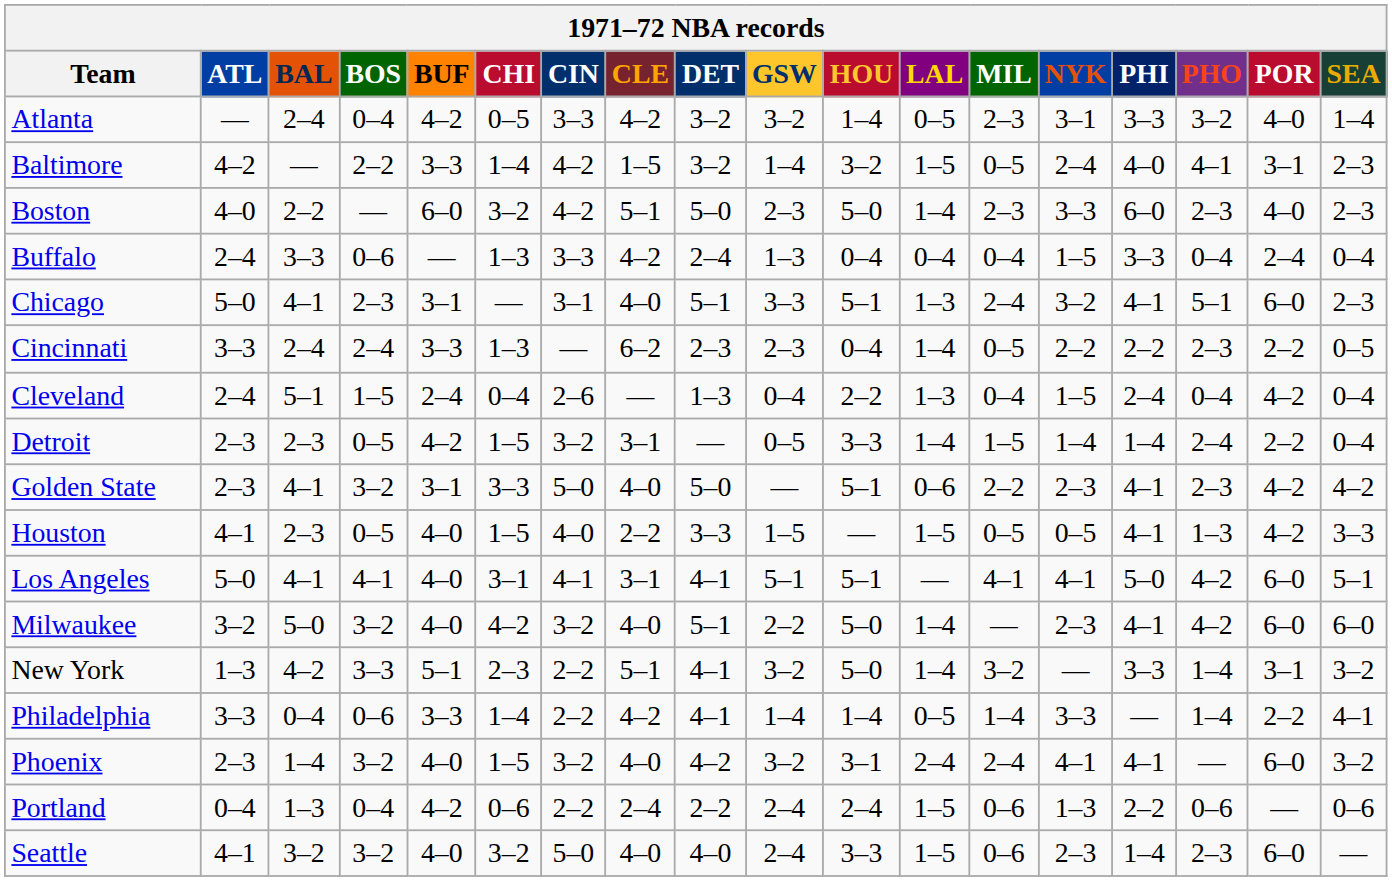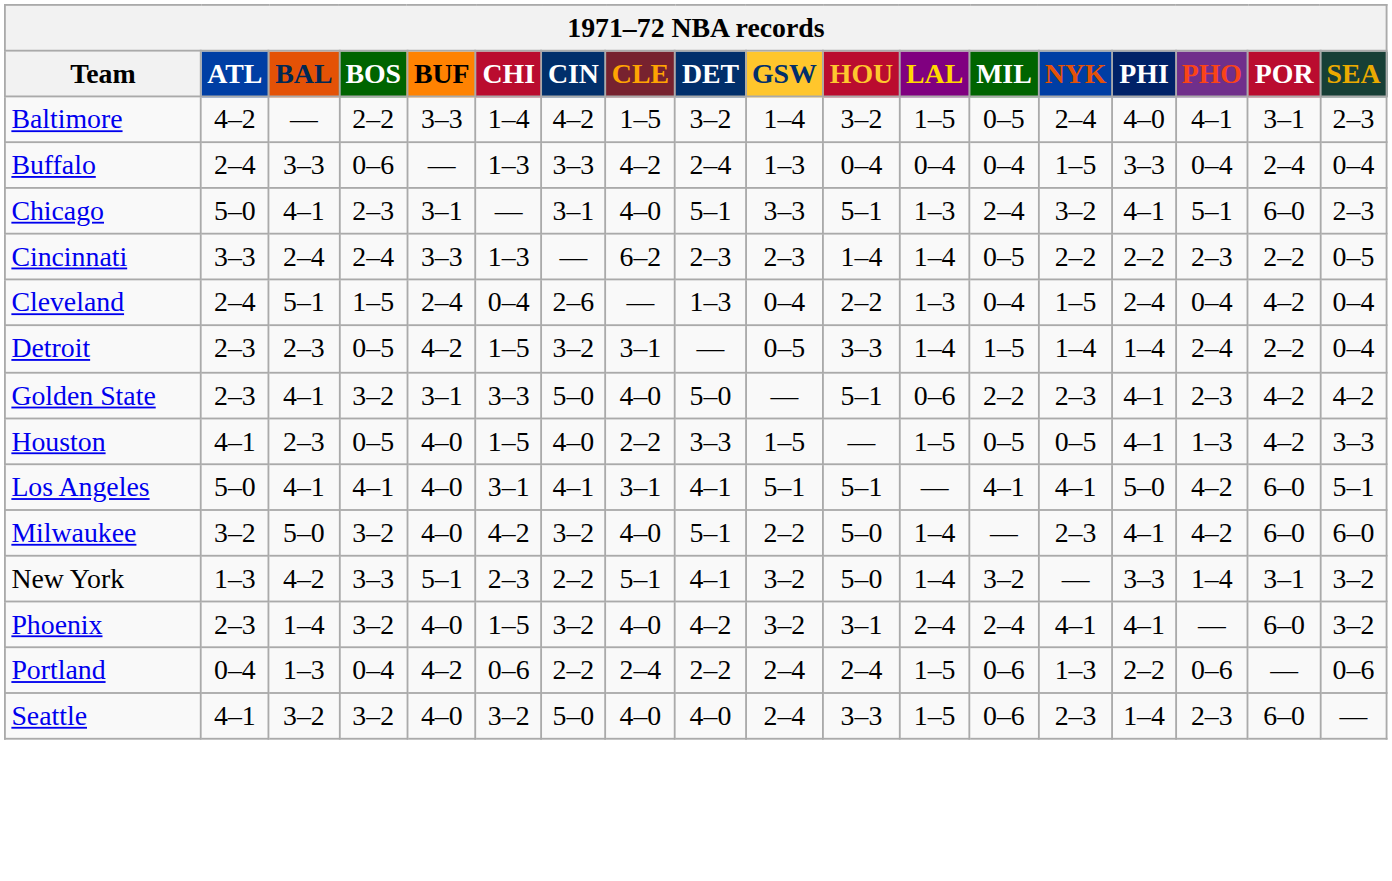- row: (52, 119)
- row: (51, 211)
(861, 348) 0–4 -> (861, 256) 1–4
- row: (81, 715)
